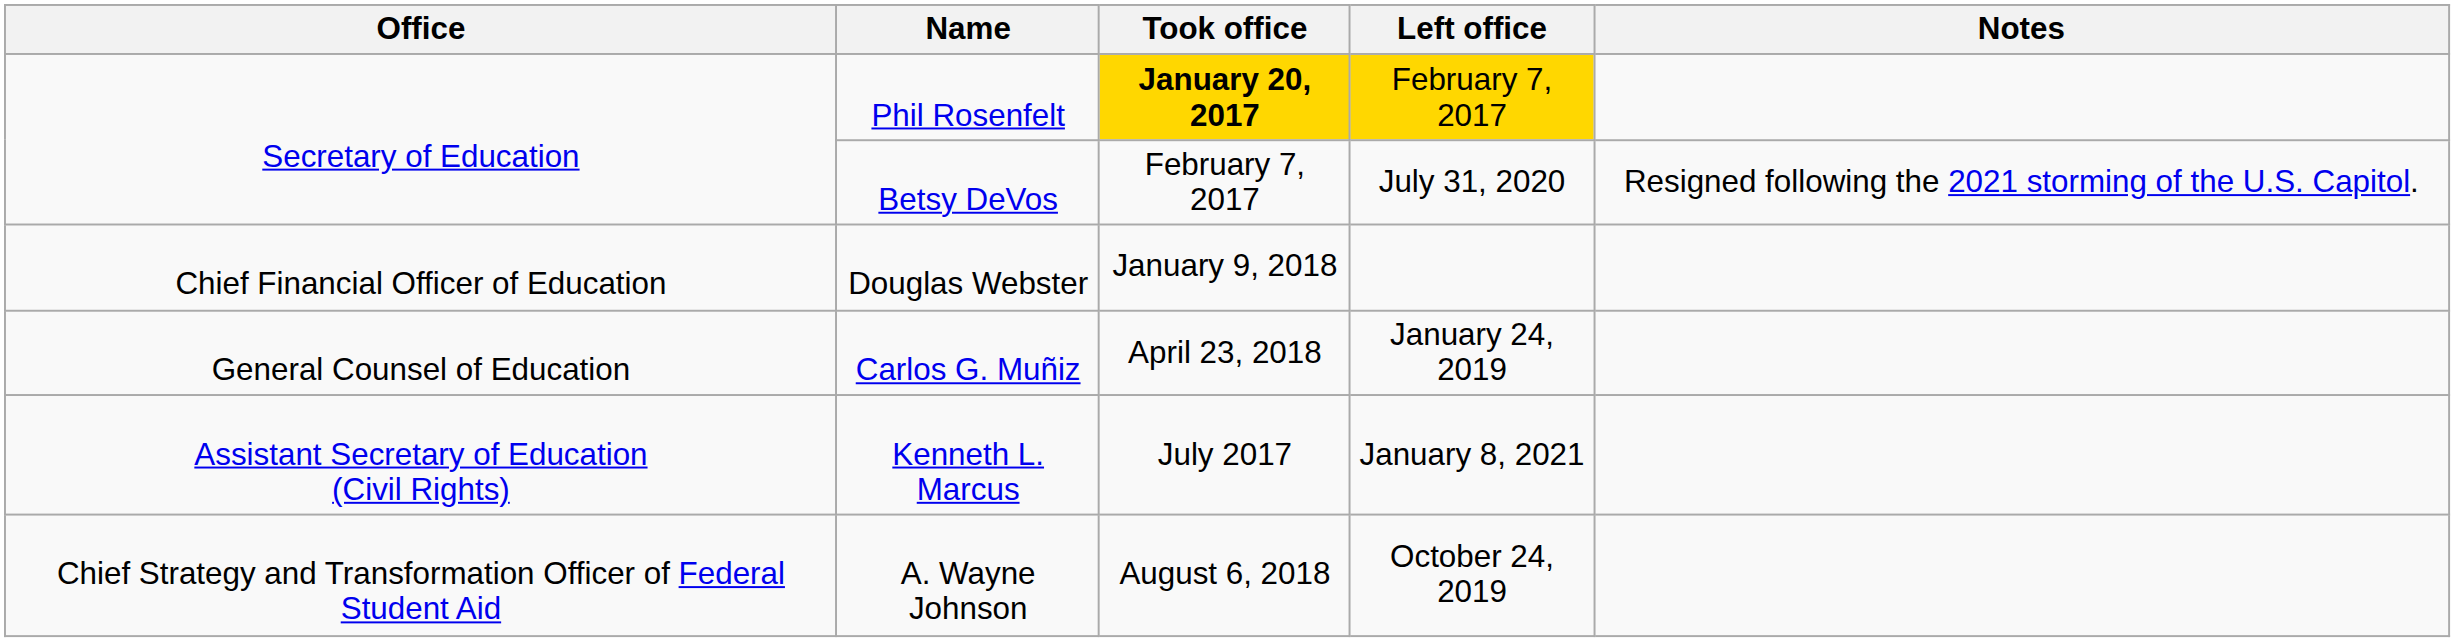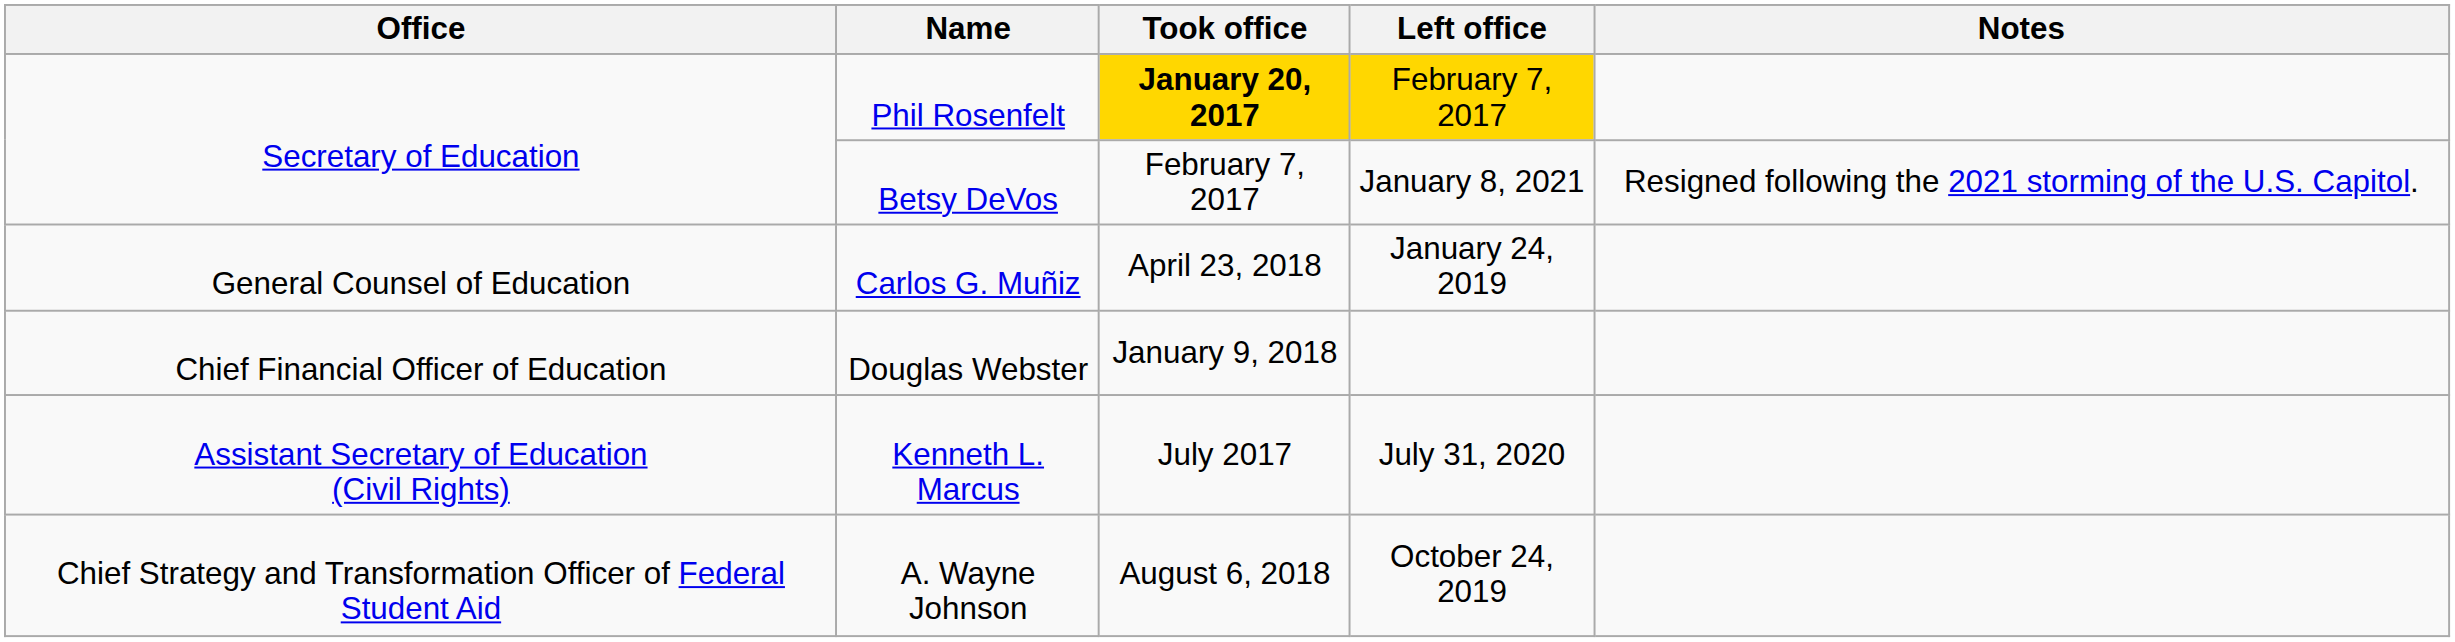(1472, 181) July 31, 2020 -> (1472, 181) January 8, 2021
rows swapped: (968, 369) <-> (968, 284)
(1472, 454) January 8, 2021 -> (1472, 454) July 31, 2020
